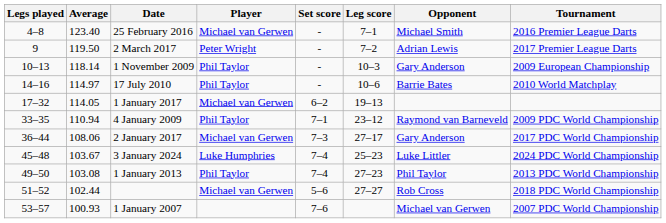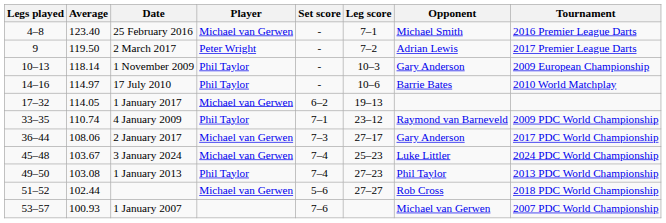(84, 119) 110.94 -> (84, 119) 110.74
(237, 155) Luke Humphries -> (246, 155) Michael van Gerwen
